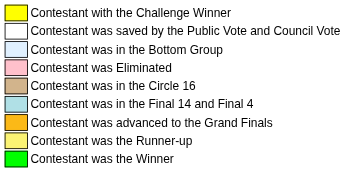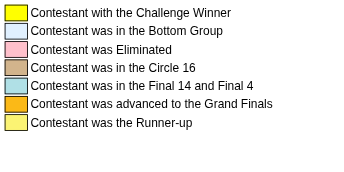- row: (185, 31)
- row: (102, 159)
